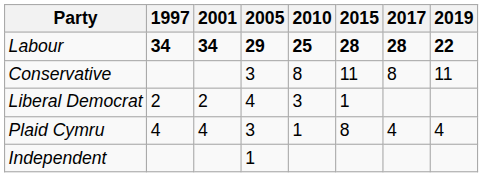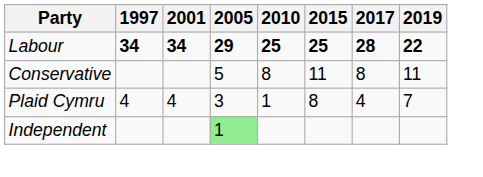(350, 46) 28 -> (318, 46) 25
(250, 74) 3 -> (219, 74) 5
- row: (76, 102)
(439, 130) 4 -> (408, 102) 7
(250, 158) no background -> (219, 130) lightgreen background
